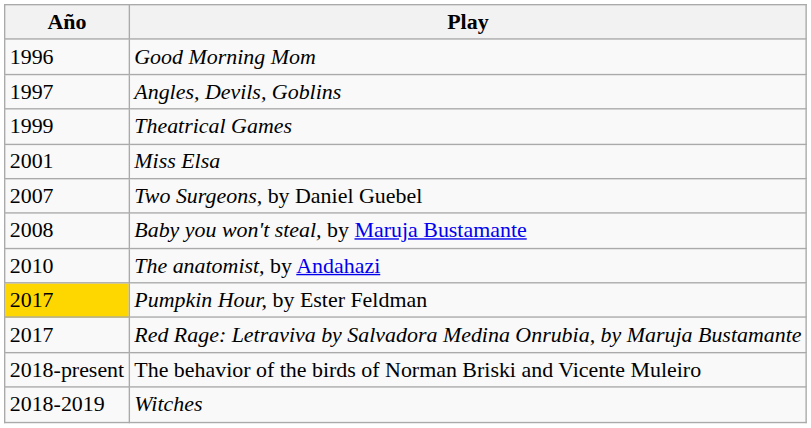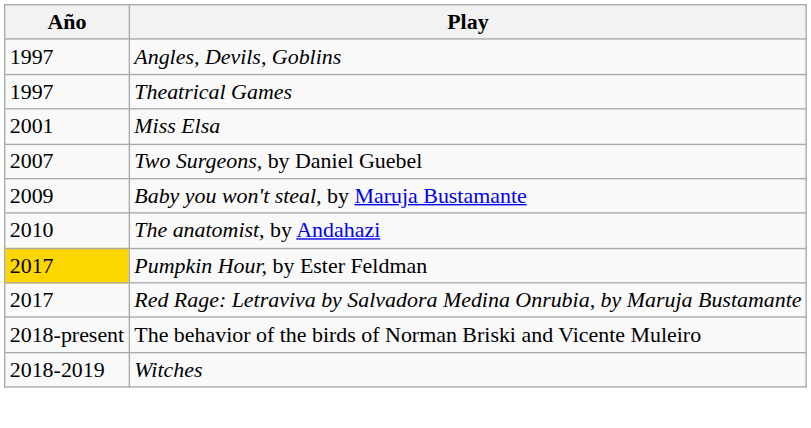- row: (225, 56)
(32, 126) 1999 -> (32, 91) 1997
(32, 230) 2008 -> (32, 195) 2009
